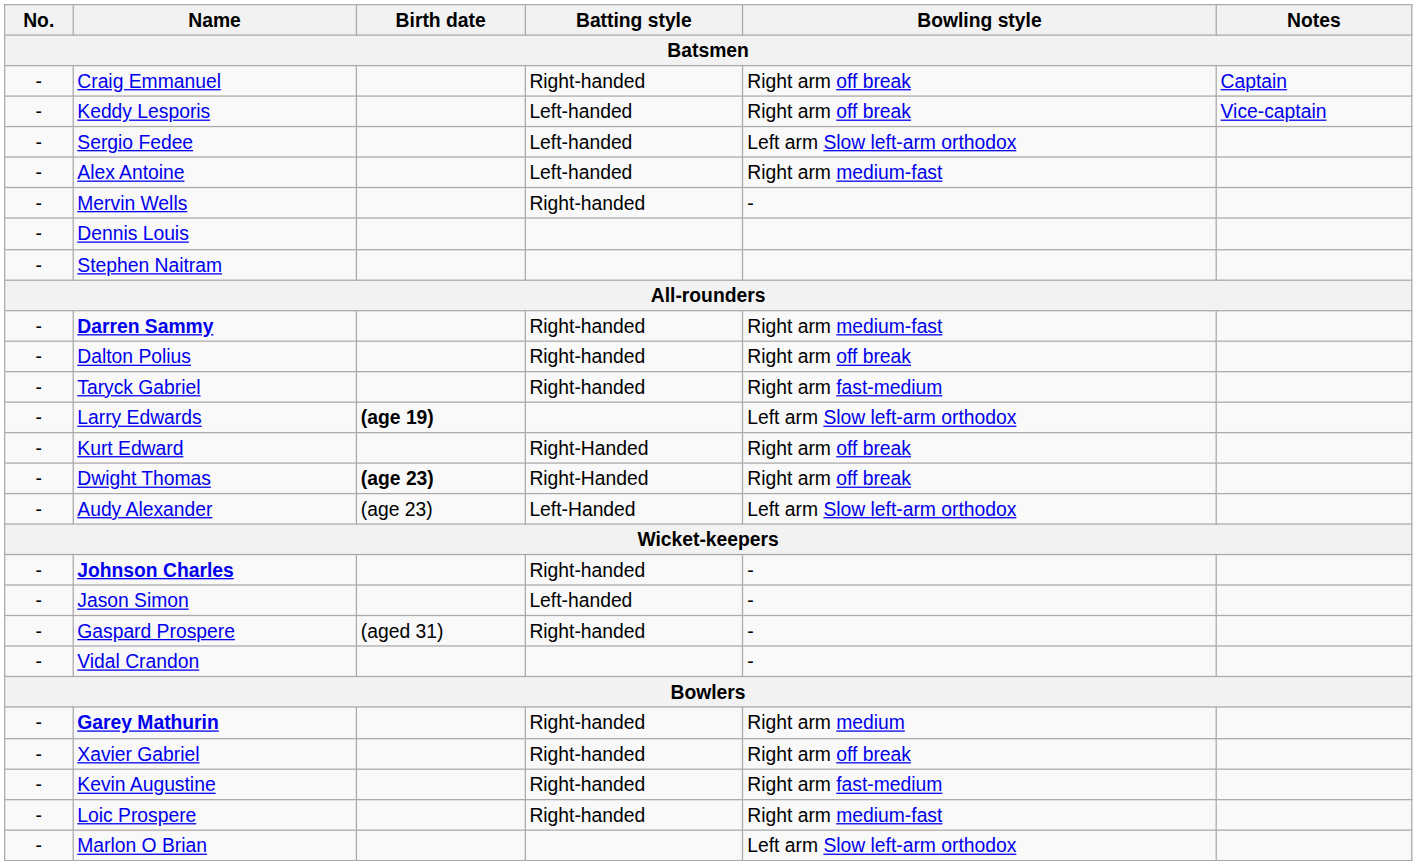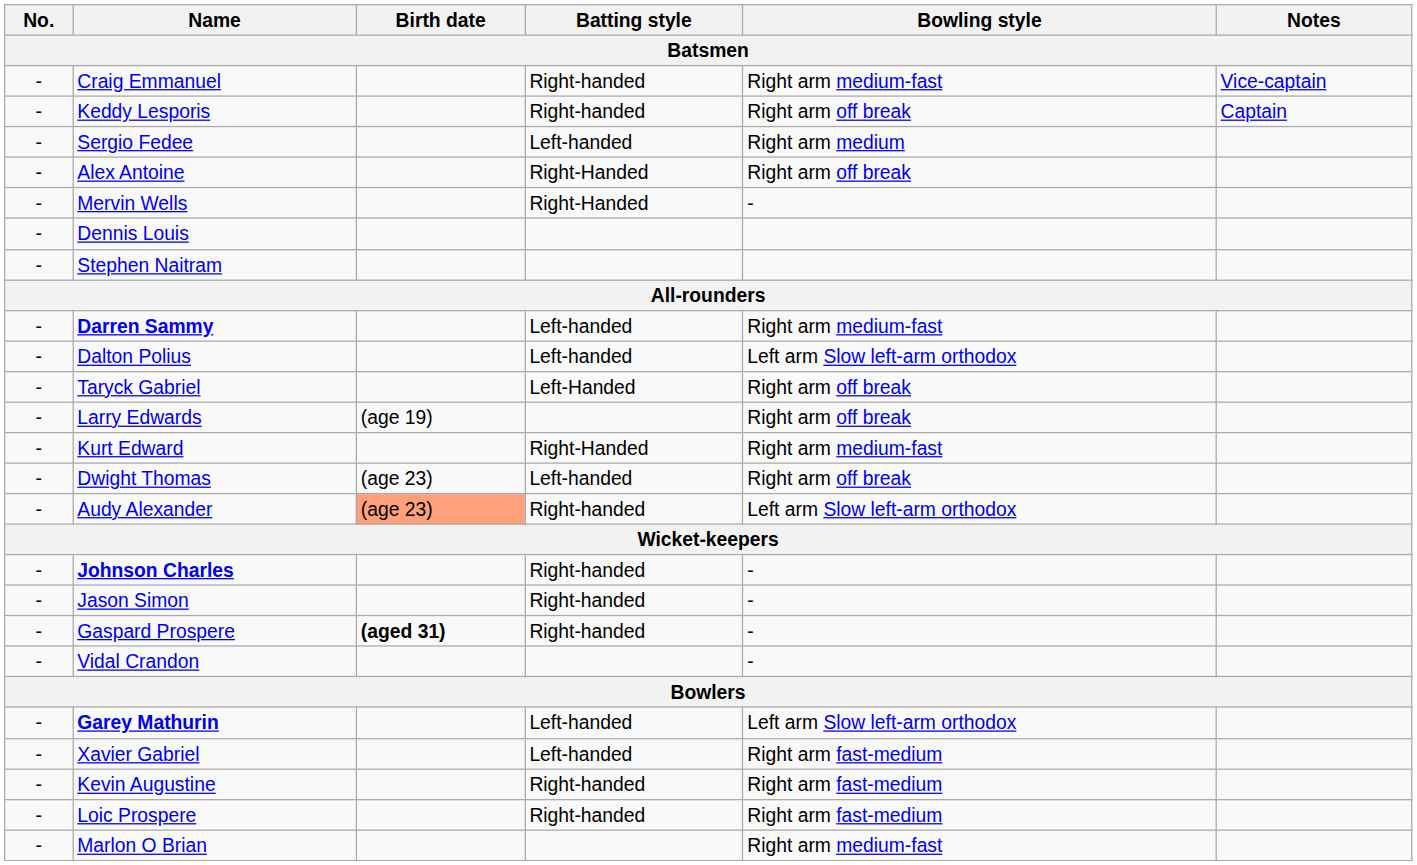(829, 81) Right arm off break -> (845, 81) Right arm medium-fast
(1254, 81) Captain -> (1274, 81) Vice-captain
(581, 112) Left-handed -> (587, 112) Right-handed
(1274, 112) Vice-captain -> (1254, 112) Captain
(882, 142) Left arm Slow left-arm orthodox -> (826, 142) Right arm medium
(581, 173) Left-handed -> (589, 173) Right-Handed
(845, 173) Right arm medium-fast -> (829, 173) Right arm off break
(587, 203) Right-handed -> (589, 203) Right-Handed
(587, 326) Right-handed -> (581, 326) Left-handed
(587, 356) Right-handed -> (581, 356) Left-handed
(829, 356) Right arm off break -> (882, 356) Left arm Slow left-arm orthodox
(587, 387) Right-handed -> (582, 387) Left-Handed
(845, 387) Right arm fast-medium -> (829, 387) Right arm off break
(397, 417) bold -> (397, 417) normal
(882, 417) Left arm Slow left-arm orthodox -> (829, 417) Right arm off break
(829, 448) Right arm off break -> (845, 448) Right arm medium-fast
(397, 478) bold -> (397, 478) normal
(589, 478) Right-Handed -> (581, 478) Left-handed
(397, 509) no background -> (397, 509) lightsalmon background
(582, 509) Left-Handed -> (587, 509) Right-handed
(581, 601) Left-handed -> (587, 601) Right-handed
(402, 631) normal -> (403, 631) bold
(587, 723) Right-handed -> (581, 723) Left-handed
(826, 723) Right arm medium -> (882, 723) Left arm Slow left-arm orthodox
(587, 754) Right-handed -> (581, 754) Left-handed
(829, 754) Right arm off break -> (845, 754) Right arm fast-medium
(845, 815) Right arm medium-fast -> (845, 815) Right arm fast-medium
(882, 845) Left arm Slow left-arm orthodox -> (845, 845) Right arm medium-fast
